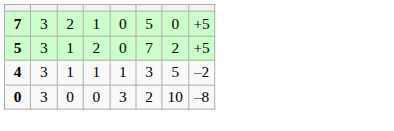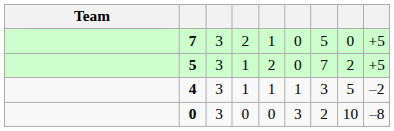+ column: (92, 16)
